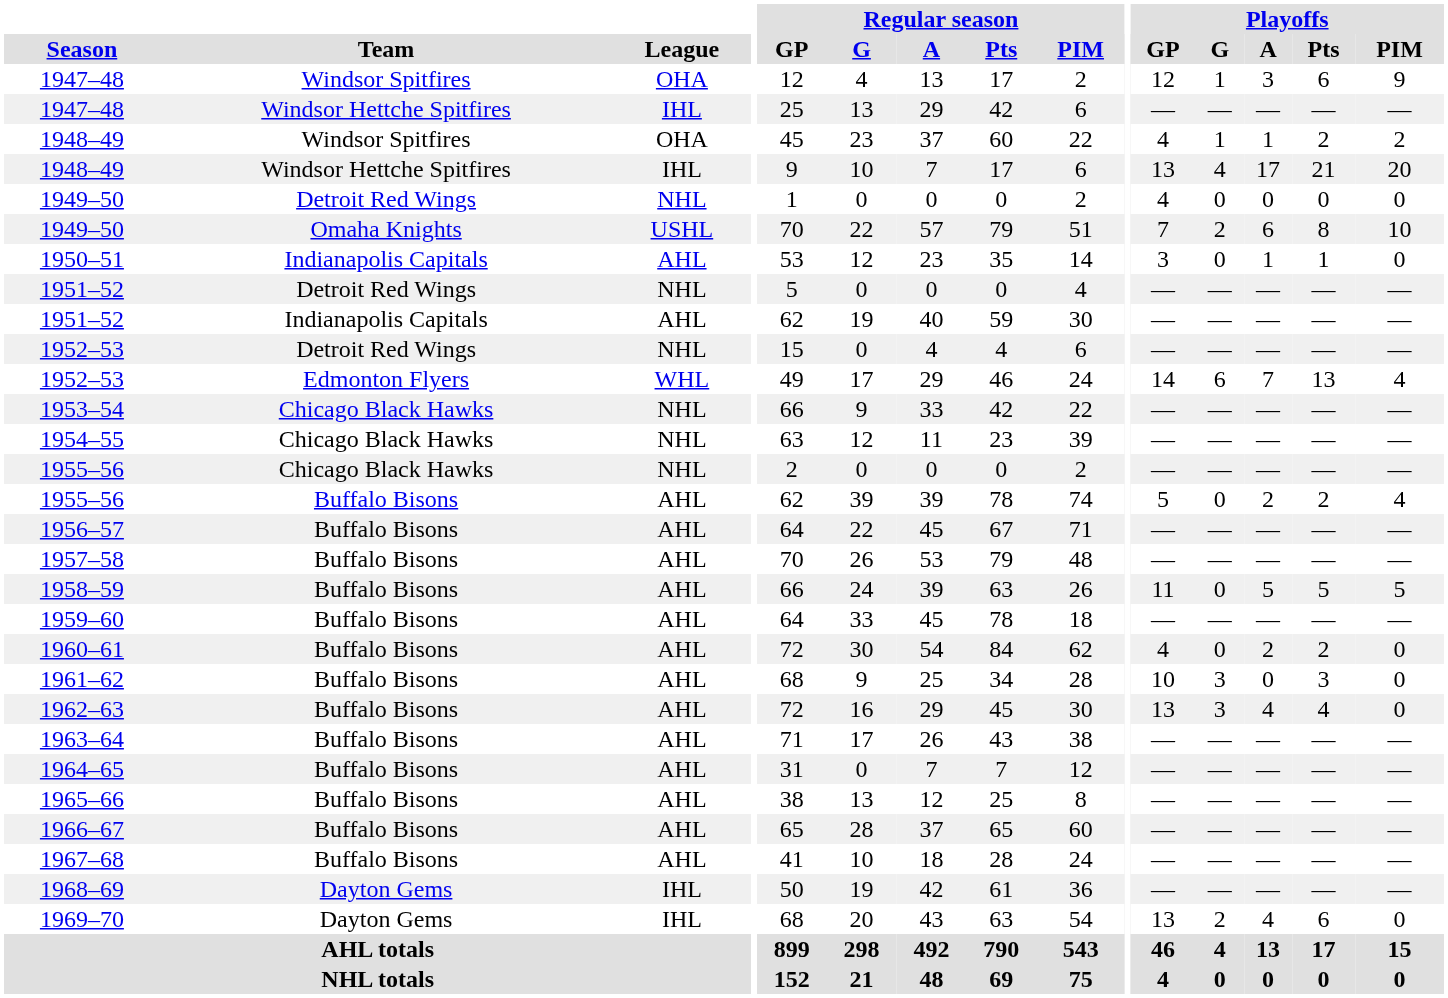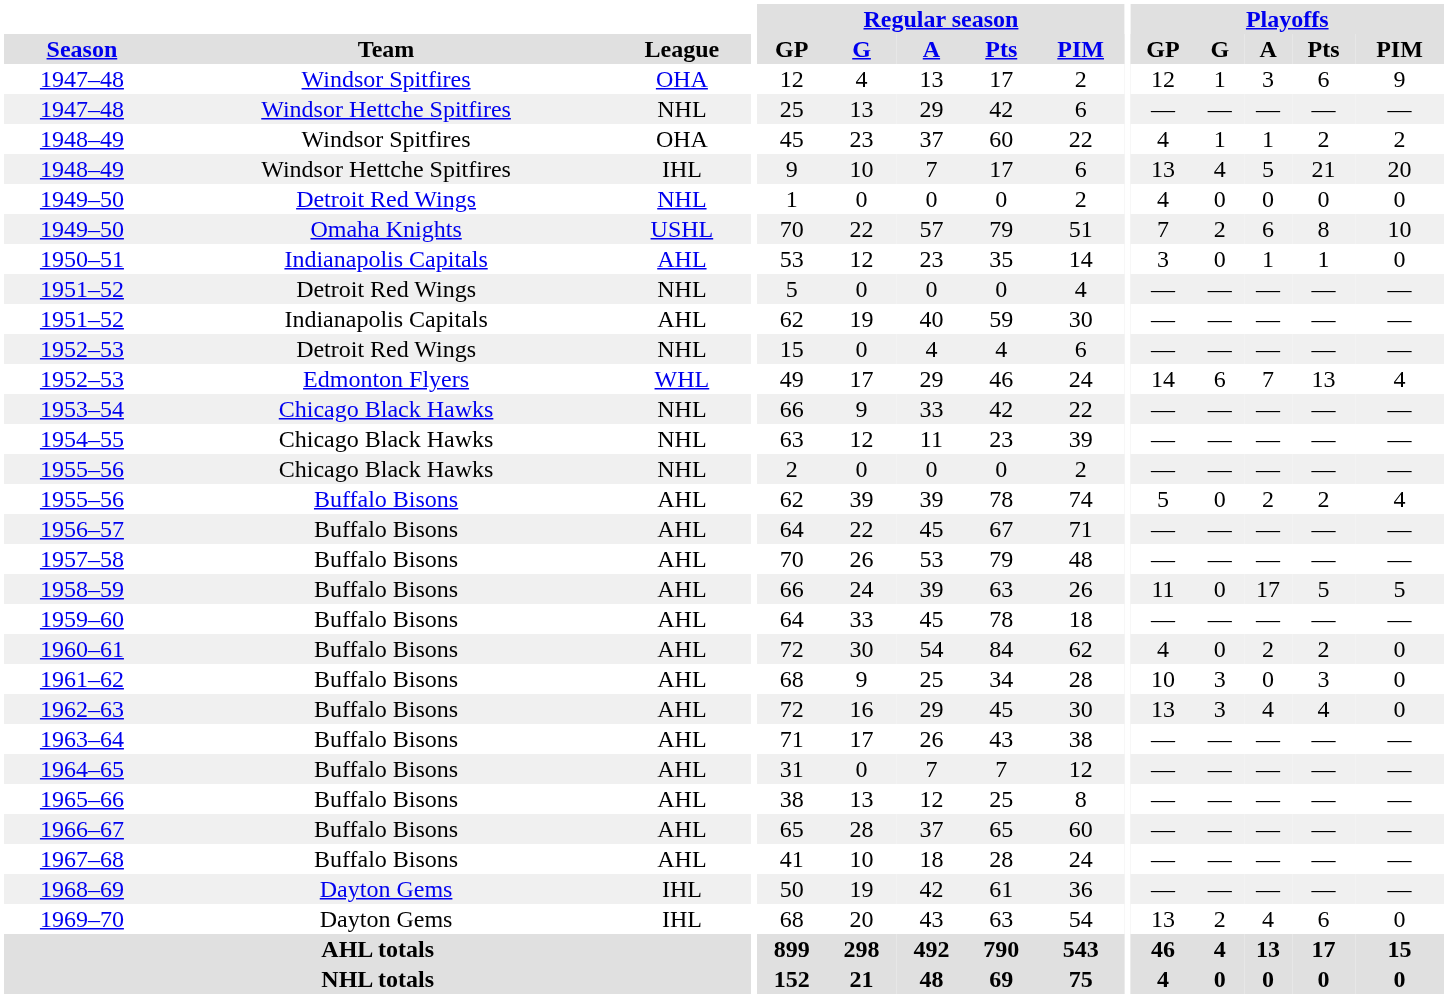(682, 108) IHL -> (682, 108) NHL
(1268, 168) 17 -> (1268, 168) 5
(1268, 588) 5 -> (1268, 588) 17
